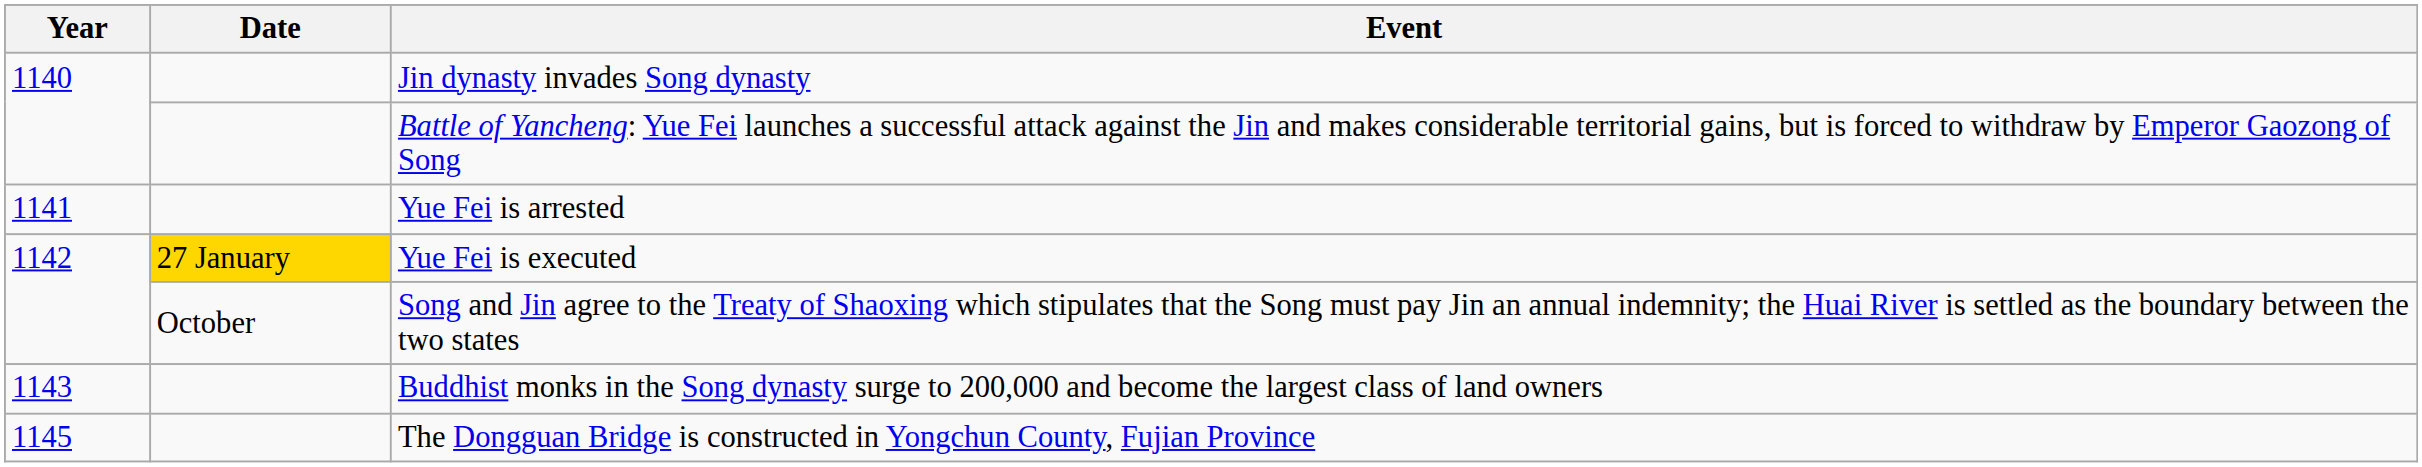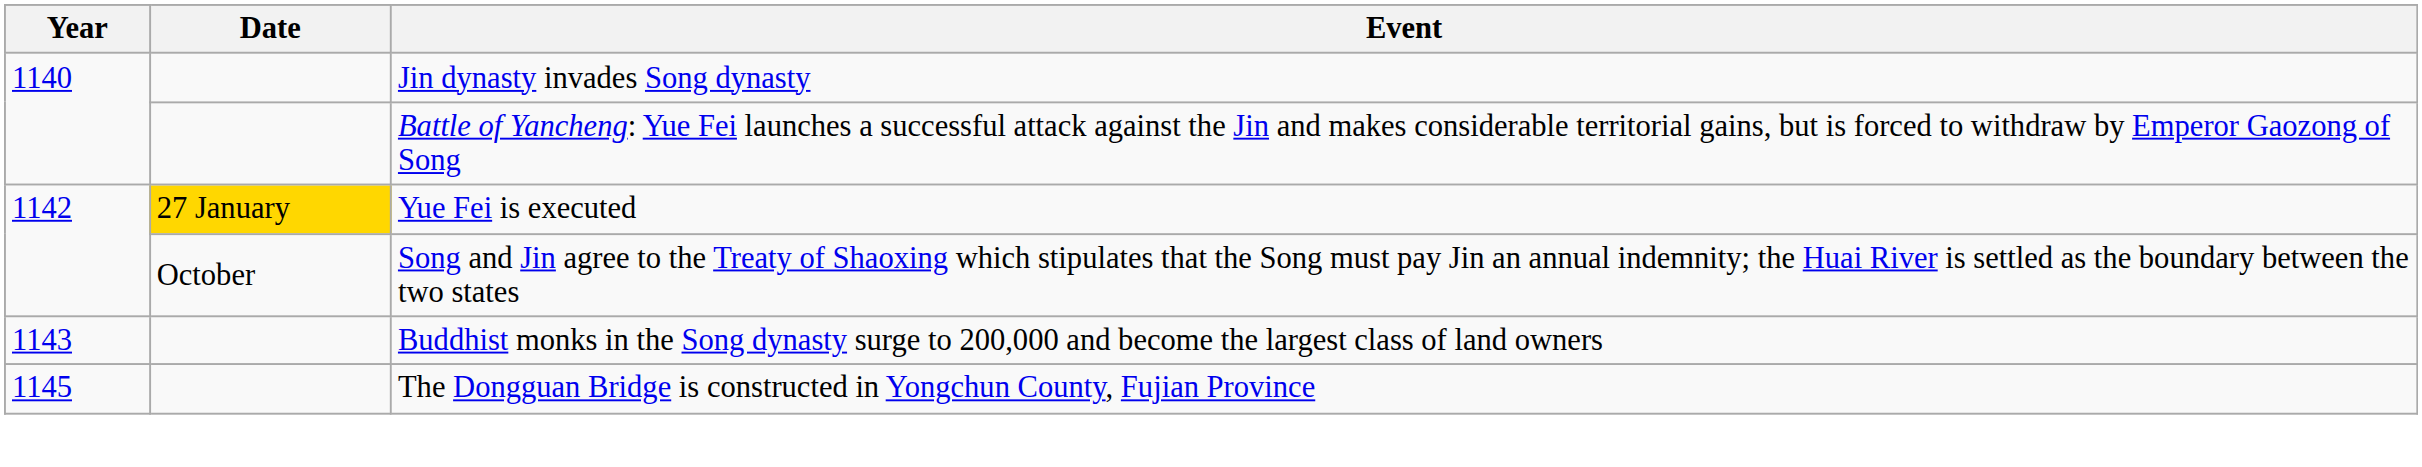- row: (511, 208)
